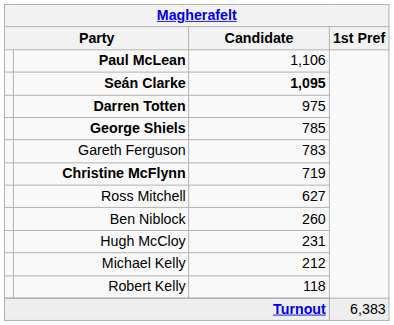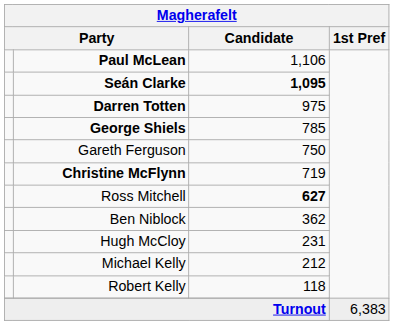(314, 151) 783 -> (314, 151) 750
(314, 196) normal -> (314, 196) bold
(314, 219) 260 -> (314, 219) 362
